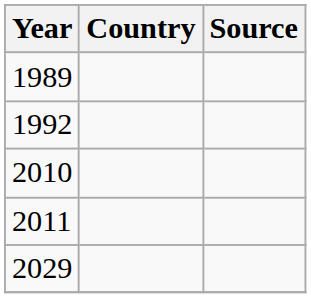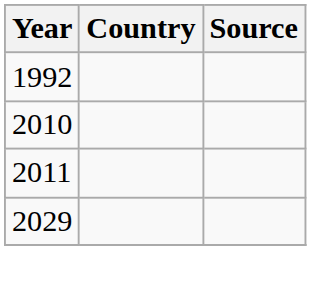- row: (42, 76)
